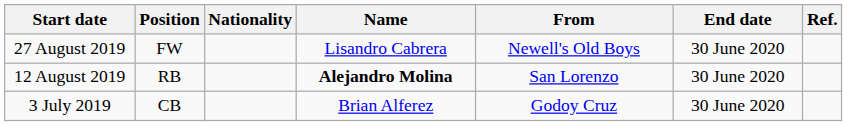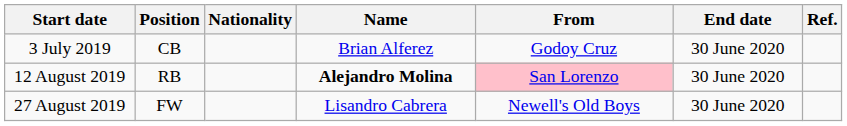rows swapped: (70, 106) <-> (70, 48)
(574, 77) no background -> (574, 77) pink background
